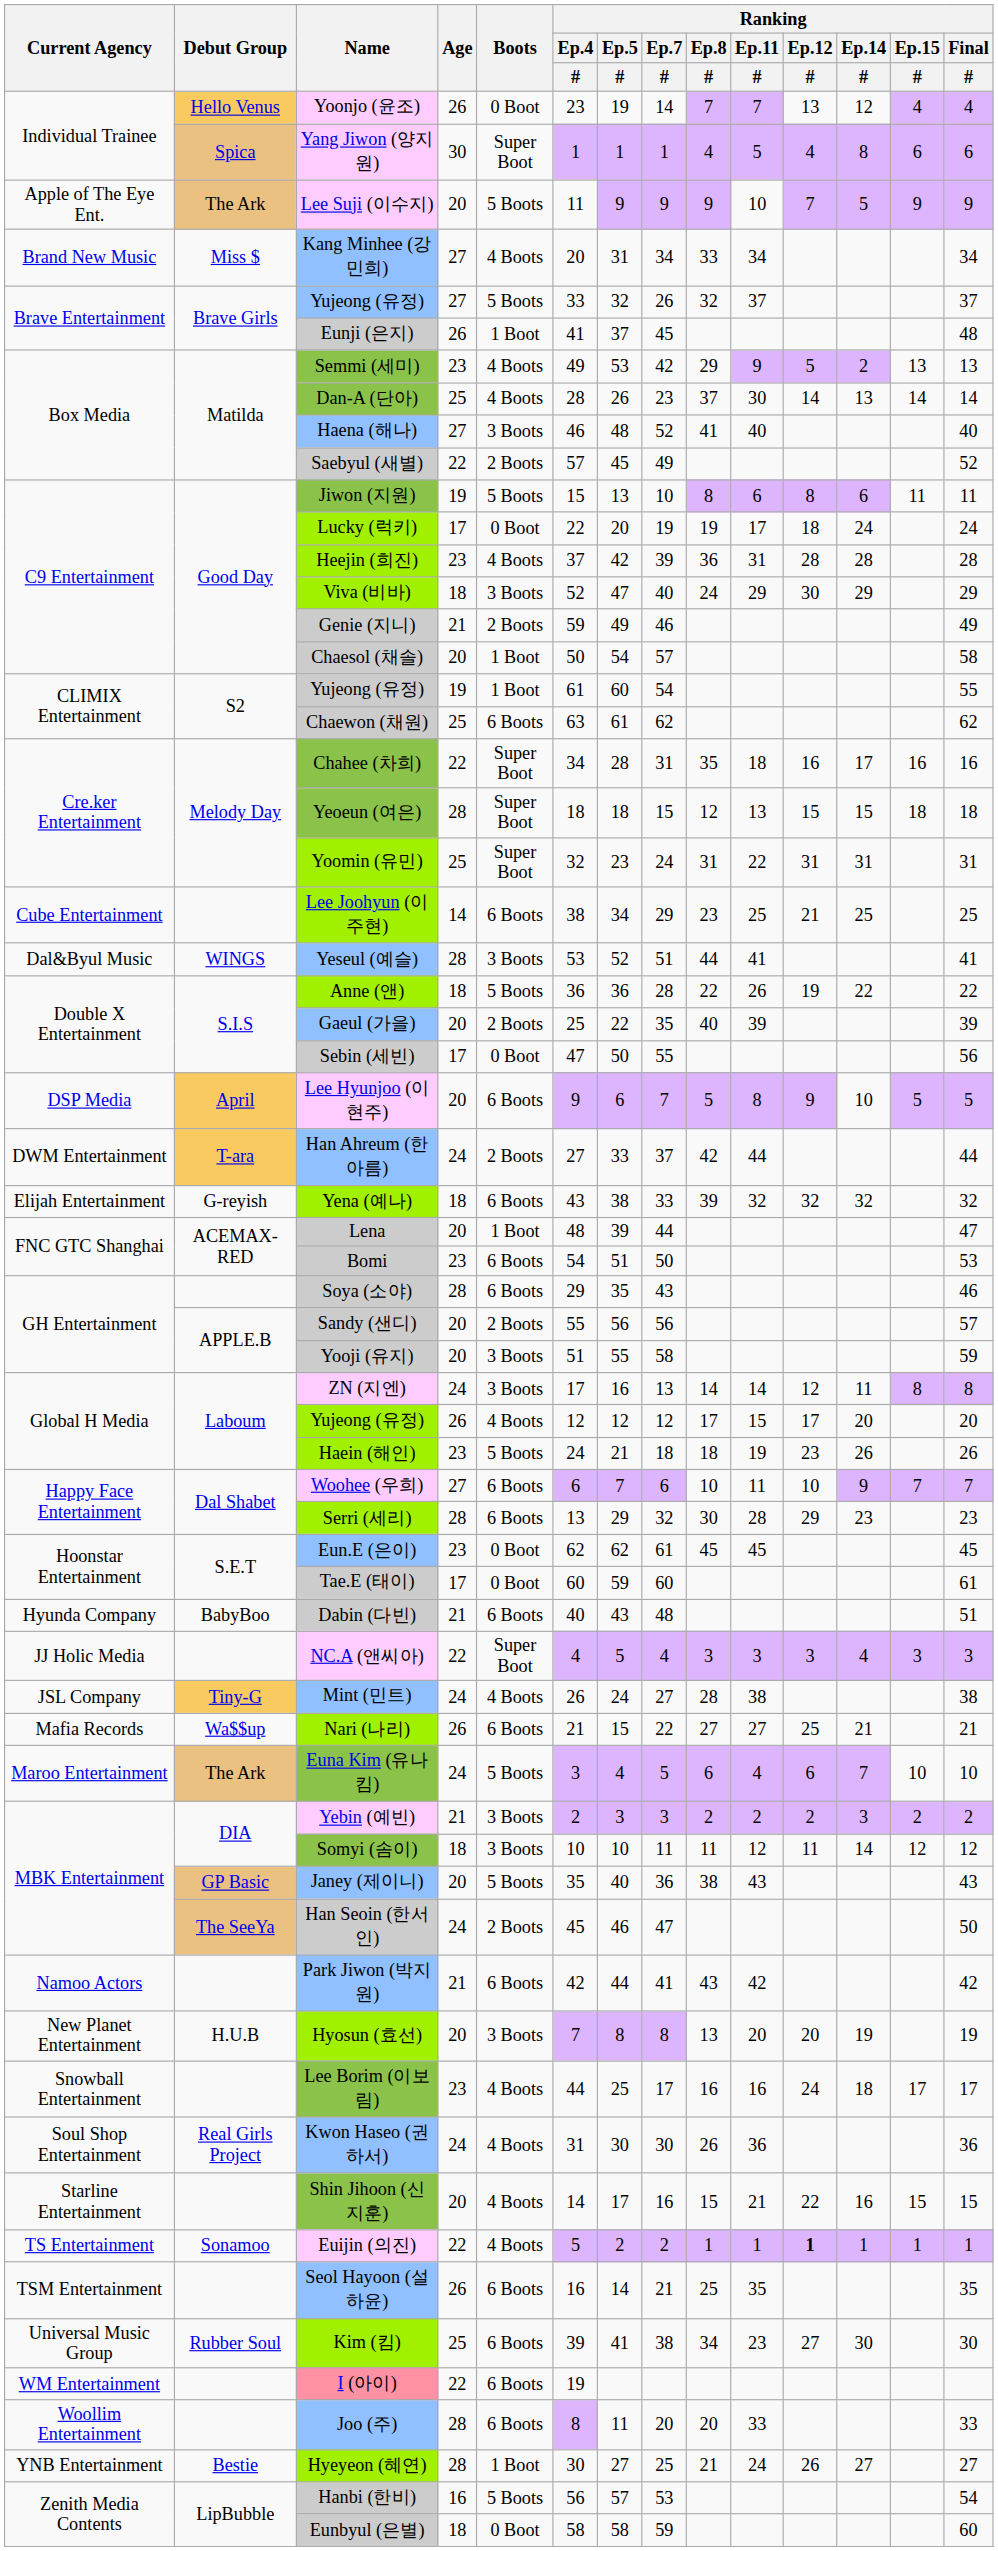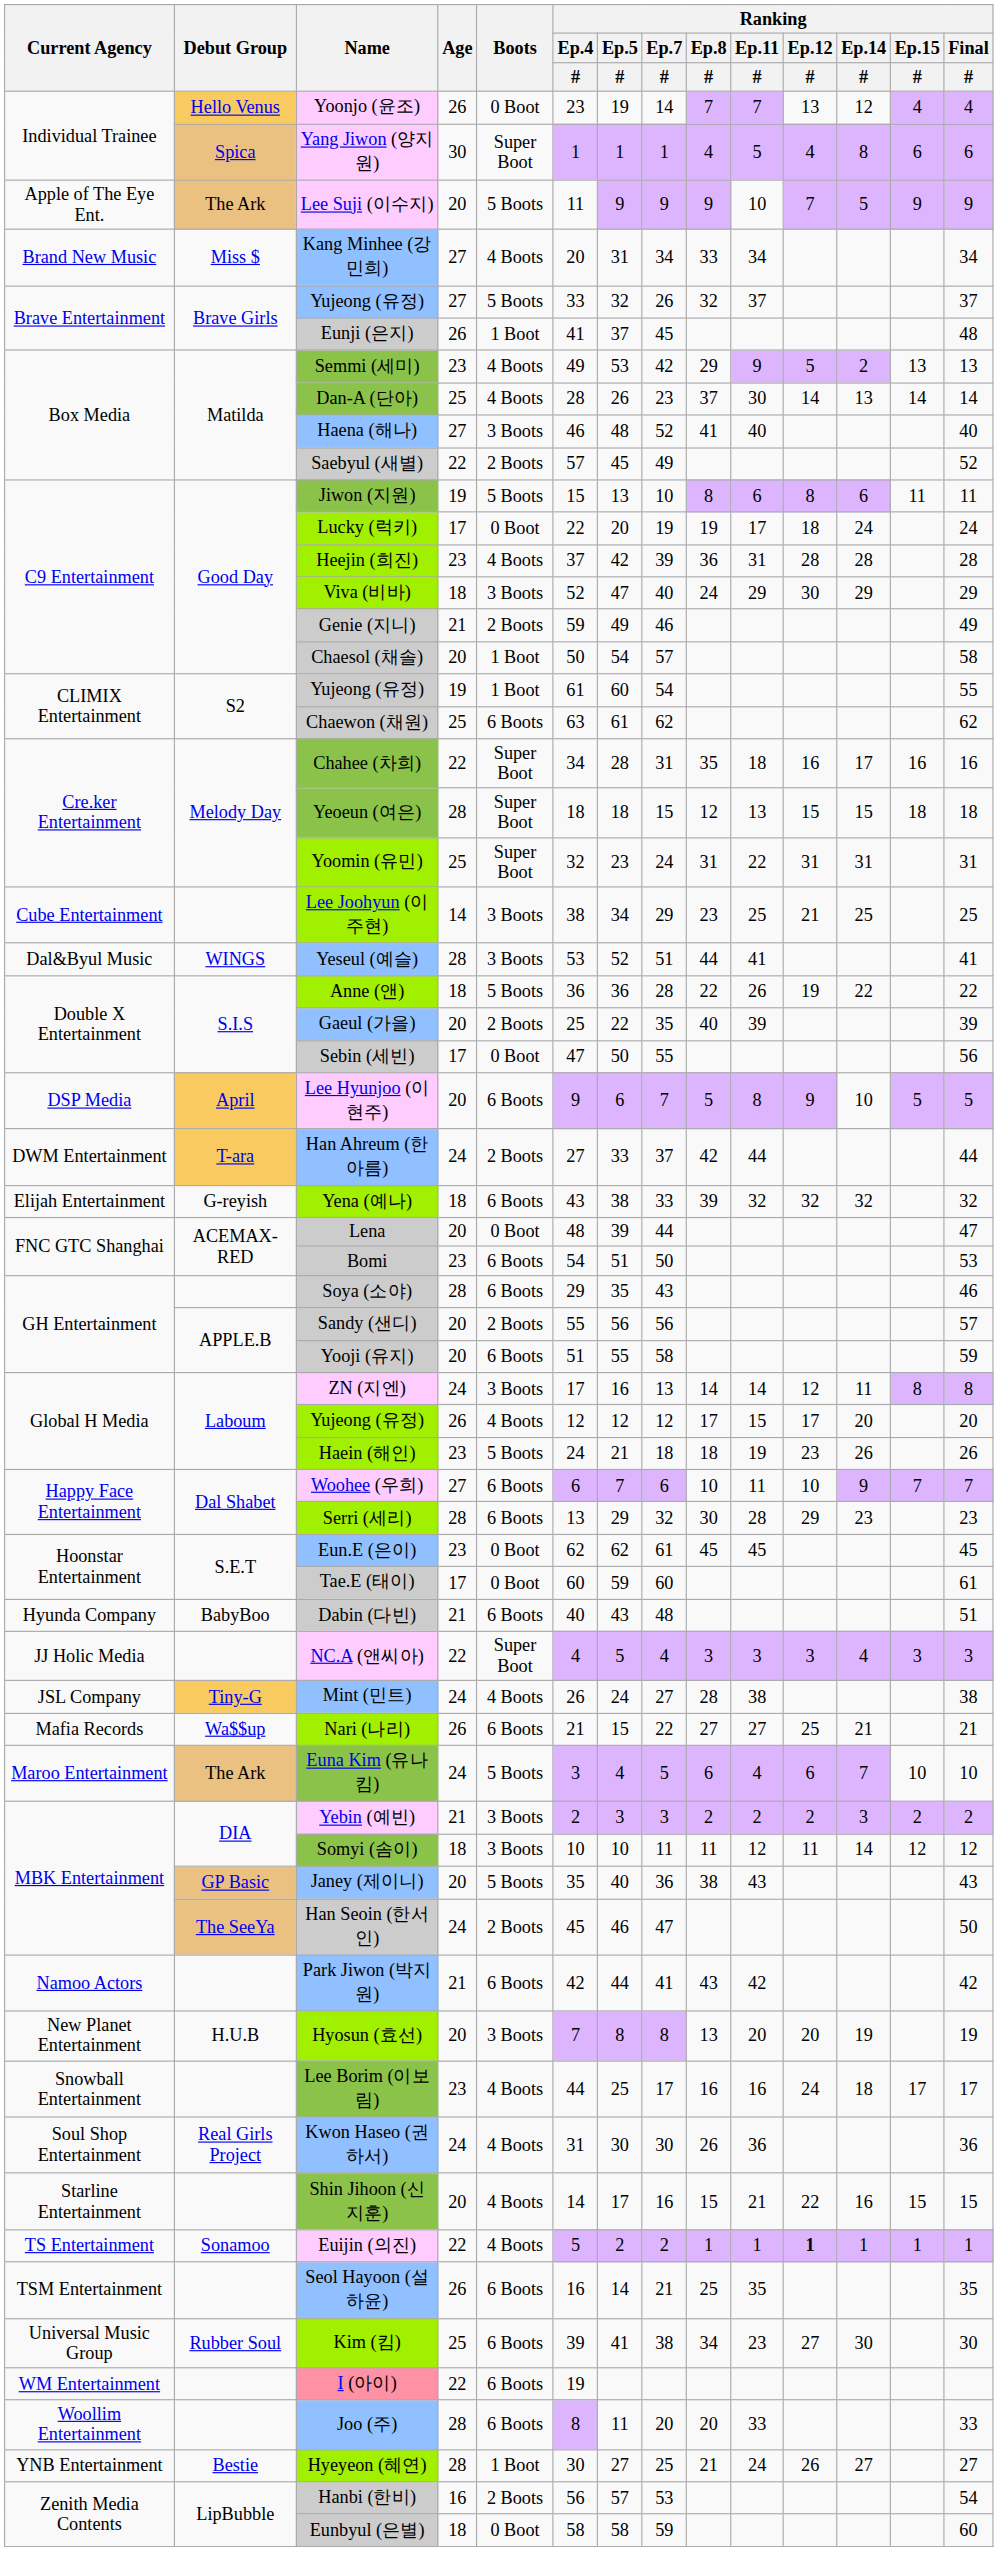(515, 915) 6 Boots -> (515, 915) 3 Boots
(515, 1231) 1 Boot -> (515, 1231) 0 Boot
(515, 1356) 3 Boots -> (515, 1356) 6 Boots
(515, 2497) 5 Boots -> (515, 2497) 2 Boots
